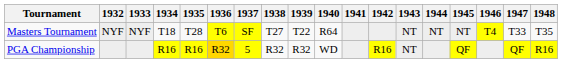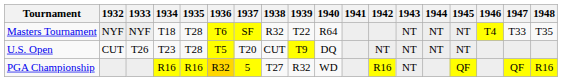(275, 31) T27 -> (275, 31) R32
+ row: (30, 49)
(275, 49) R32 -> (275, 67) T27
